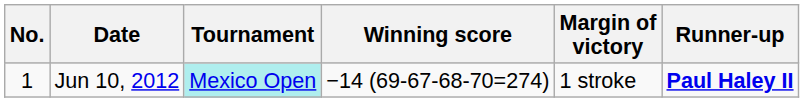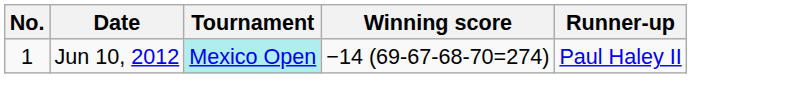- column: (608, 34)
(730, 80) bold -> (621, 56) normal
